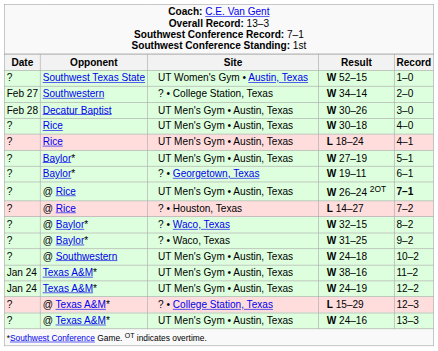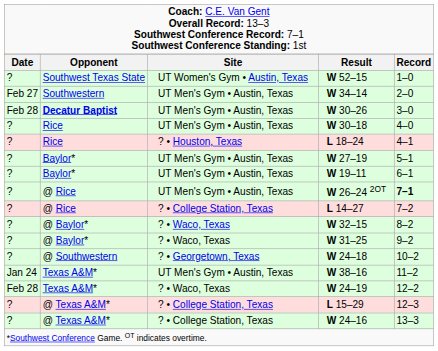(215, 94) ? • College Station, Texas -> (226, 94) UT Men's Gym • Austin, Texas
(77, 110) normal -> (80, 110) bold
(226, 142) UT Men's Gym • Austin, Texas -> (200, 142) ? • Houston, Texas
(209, 174) ? • Georgetown, Texas -> (226, 174) UT Men's Gym • Austin, Texas
(200, 209) ? • Houston, Texas -> (216, 209) ? • College Station, Texas
(226, 257) UT Men's Gym • Austin, Texas -> (209, 257) ? • Georgetown, Texas
(22, 289) Jan 24 -> (22, 289) Feb 28
(226, 289) UT Men's Gym • Austin, Texas -> (194, 289) ? • Waco, Texas
(226, 321) UT Men's Gym • Austin, Texas -> (215, 321) ? • College Station, Texas
